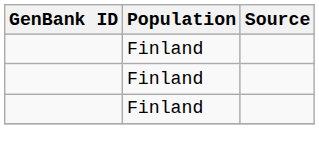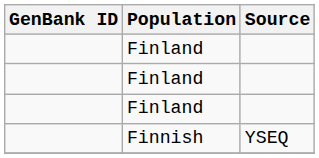+ row: (165, 138)
